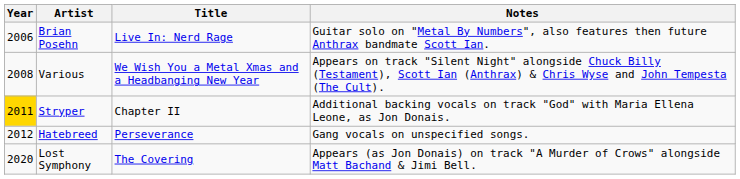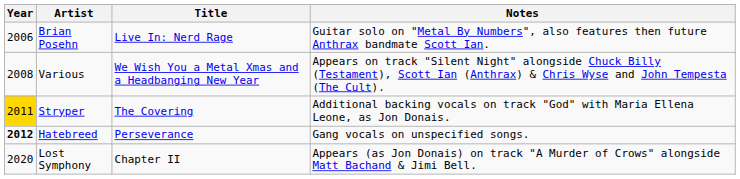(147, 111) Chapter II -> (154, 111) The Covering
(20, 135) normal -> (20, 135) bold
(154, 159) The Covering -> (147, 159) Chapter II
